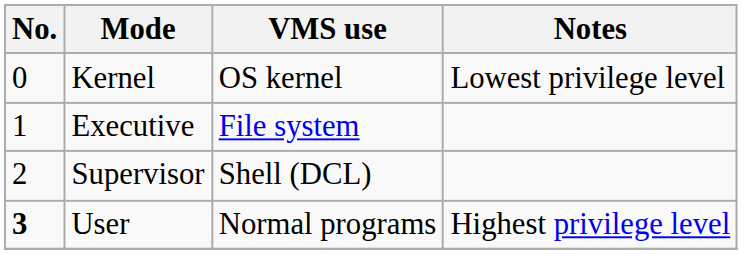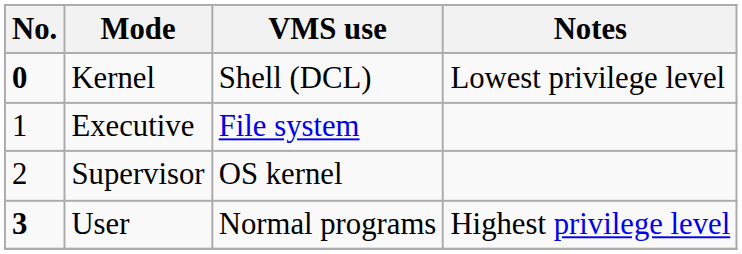(20, 77) normal -> (20, 77) bold
(281, 77) OS kernel -> (295, 77) Shell (DCL)
(295, 175) Shell (DCL) -> (281, 175) OS kernel
